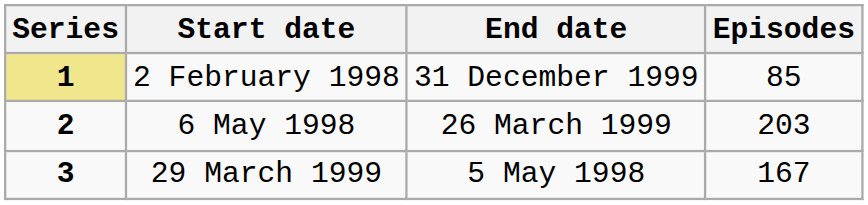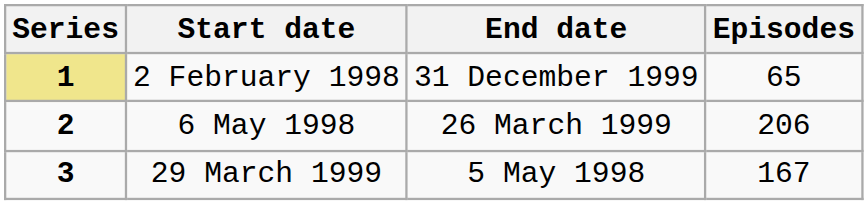(784, 78) 85 -> (784, 78) 65
(784, 126) 203 -> (784, 126) 206
